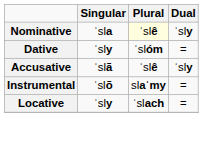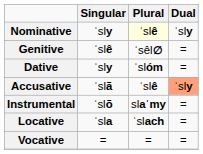(103, 31) ˈsla -> (103, 31) ˈsly
+ row: (41, 49)
(183, 67) no background -> (183, 86) lightsalmon background
(103, 103) ˈsly -> (103, 122) ˈsla
+ row: (41, 140)
